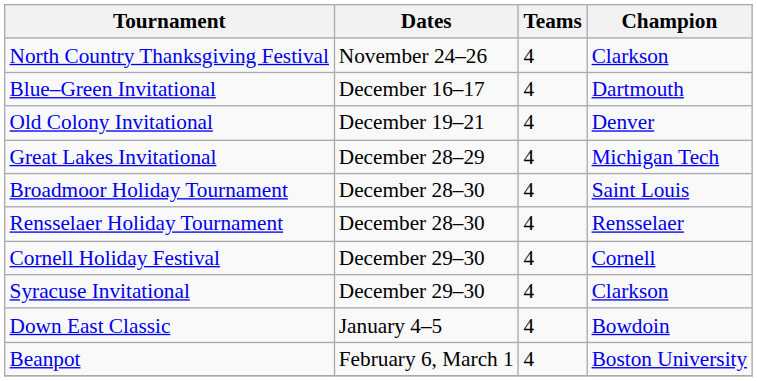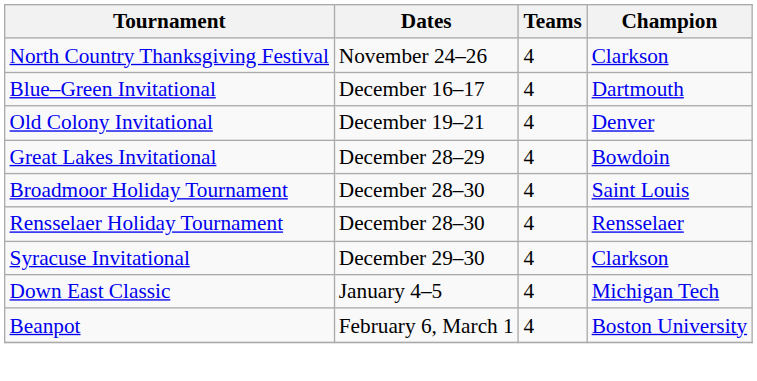(655, 156) Michigan Tech -> (631, 156) Bowdoin
- row: (115, 257)
(631, 325) Bowdoin -> (655, 291) Michigan Tech
